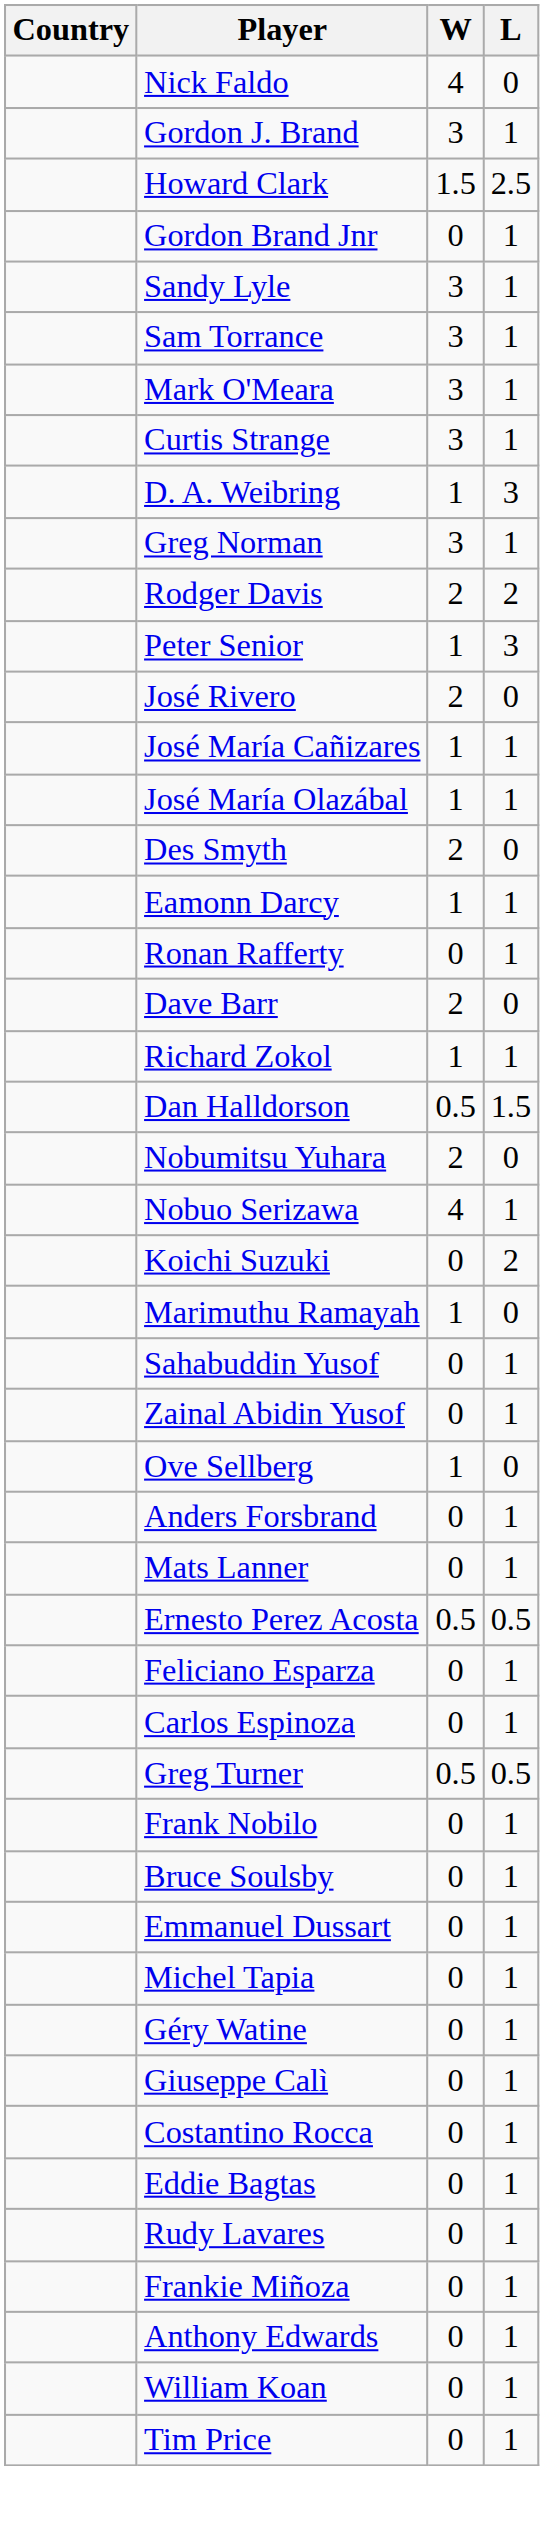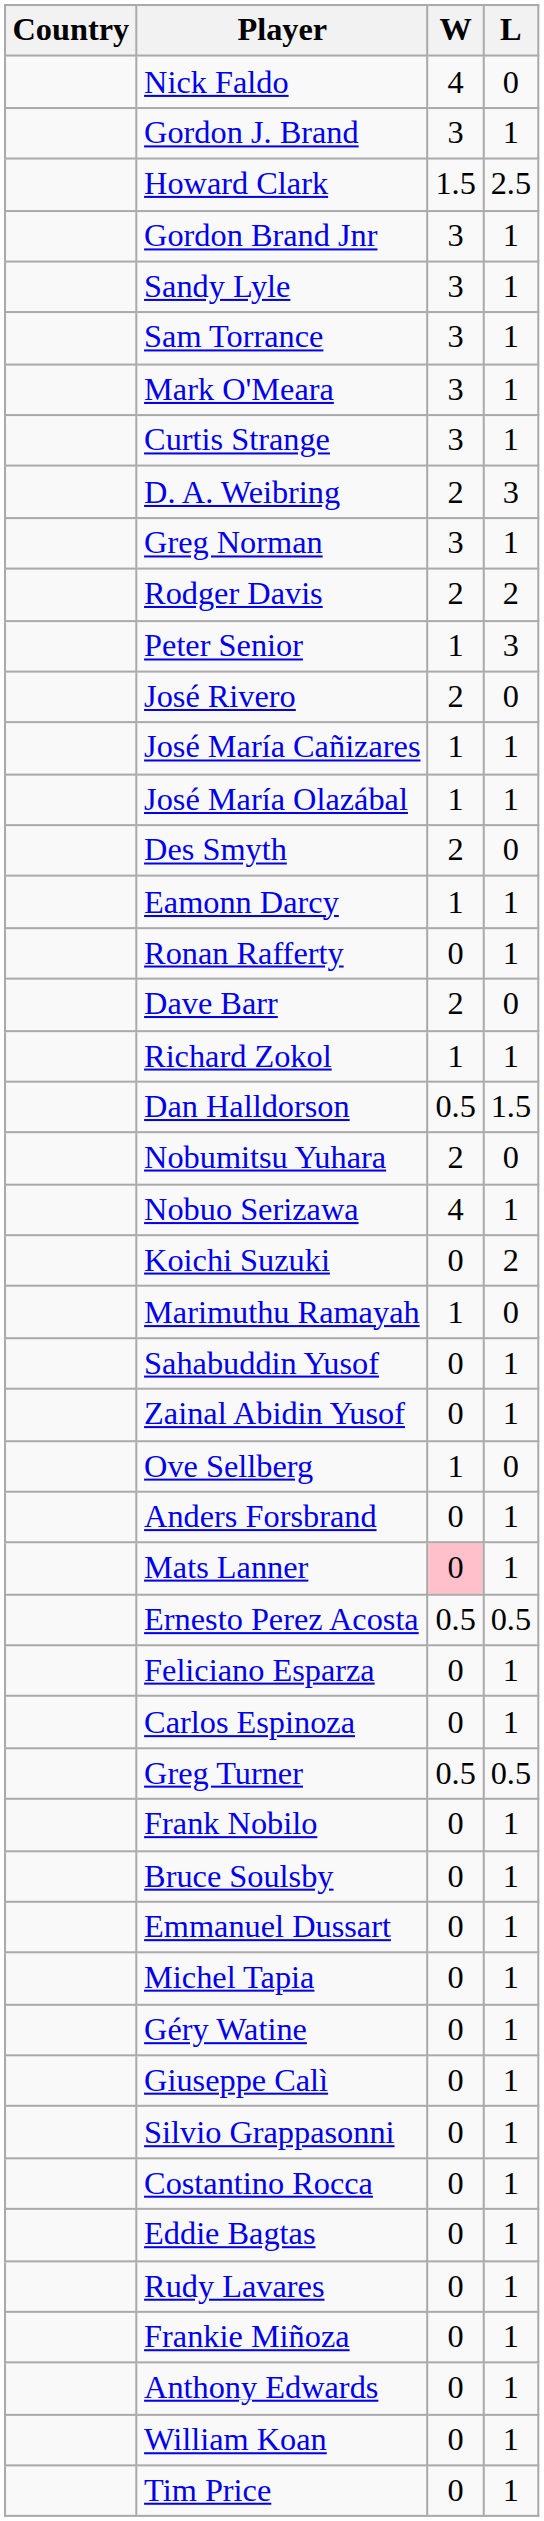(456, 235) 0 -> (456, 235) 3
(456, 491) 1 -> (456, 491) 2
(456, 1567) no background -> (456, 1567) pink background
+ row: (269, 2131)
